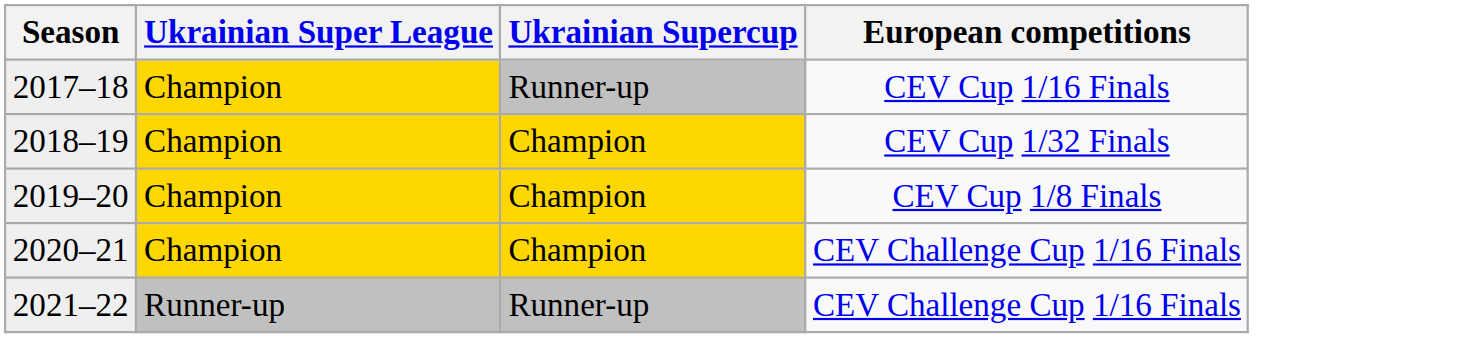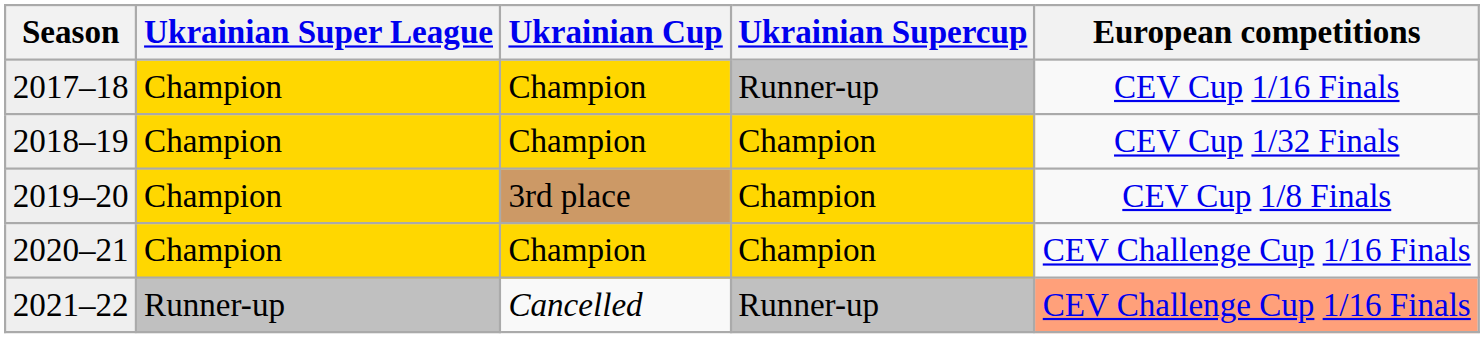+ column: (616, 32)
(1027, 305) no background -> (1257, 305) lightsalmon background
